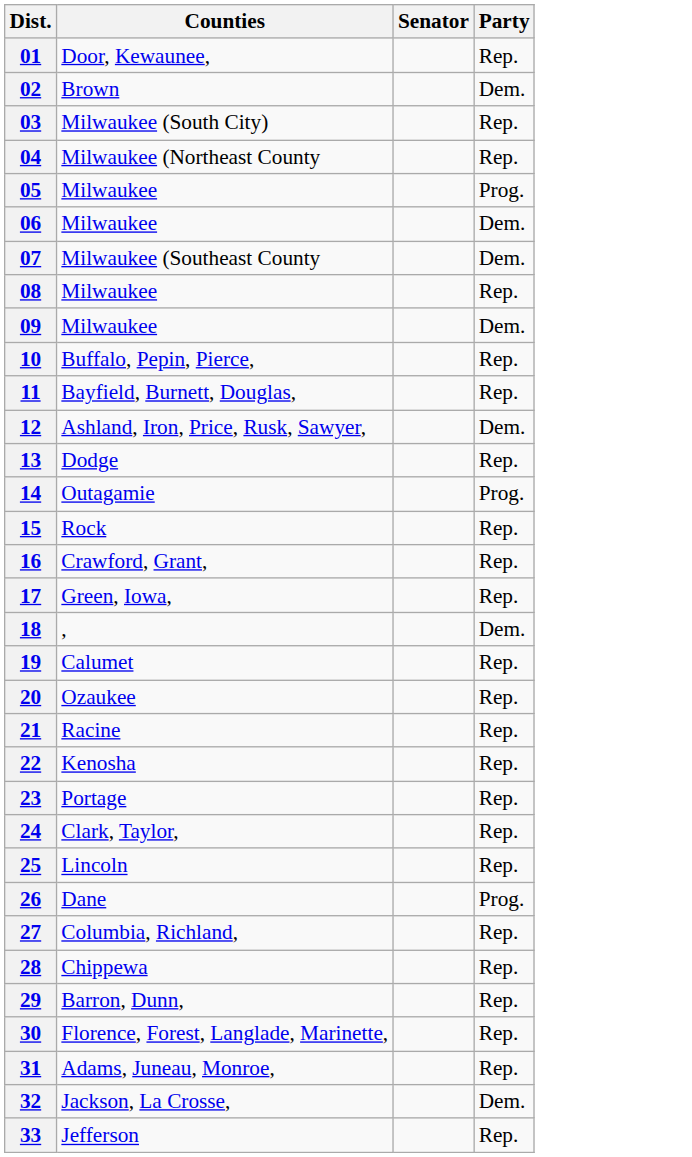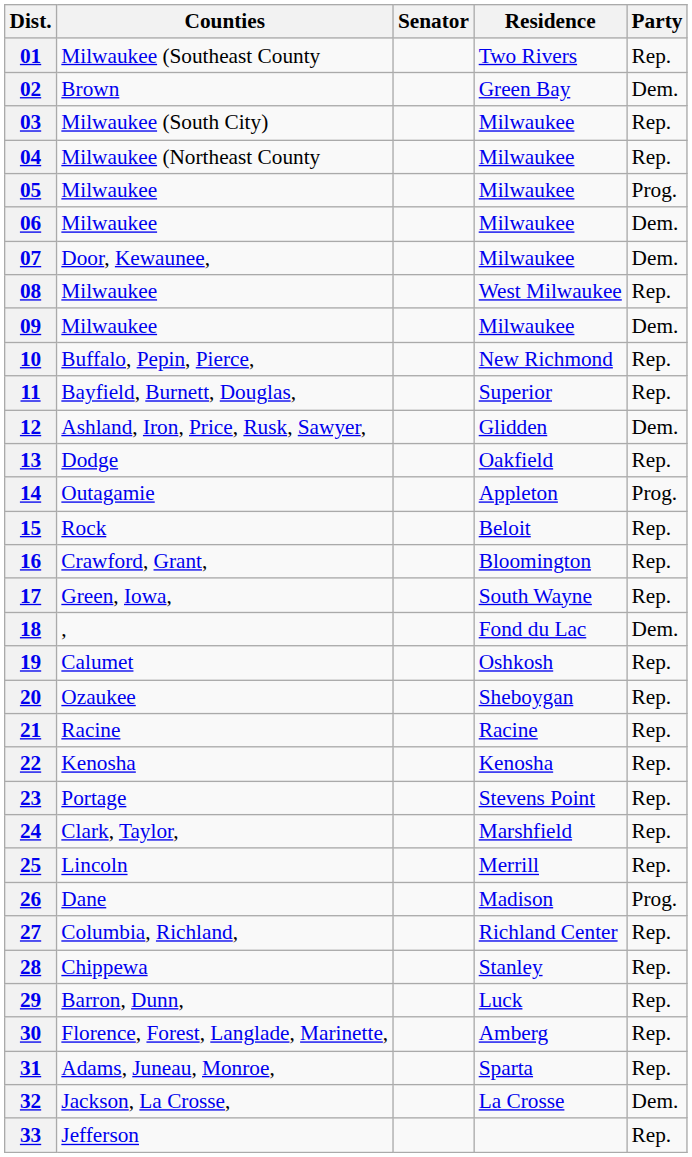+ column: (550, 21)
(136, 55) Door, Kewaunee, -> (191, 55) Milwaukee (Southeast County
(191, 257) Milwaukee (Southeast County -> (136, 257) Door, Kewaunee,
